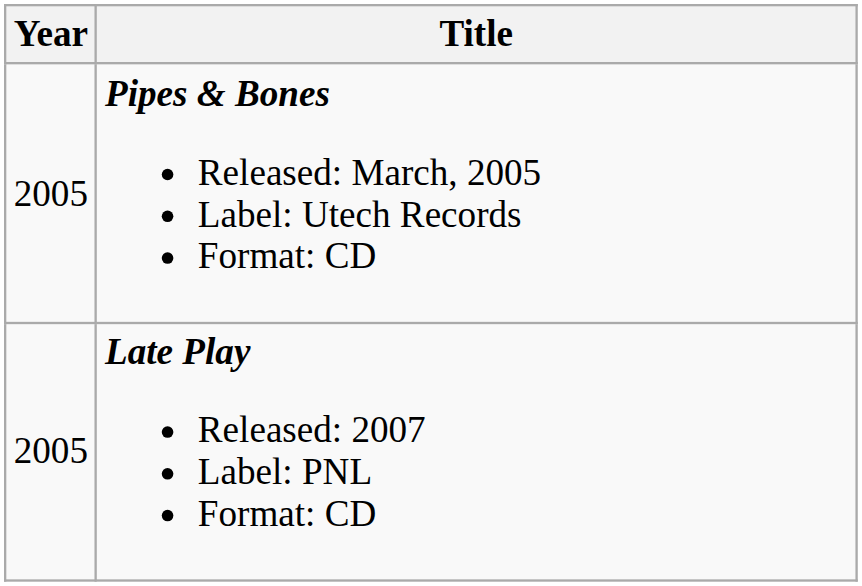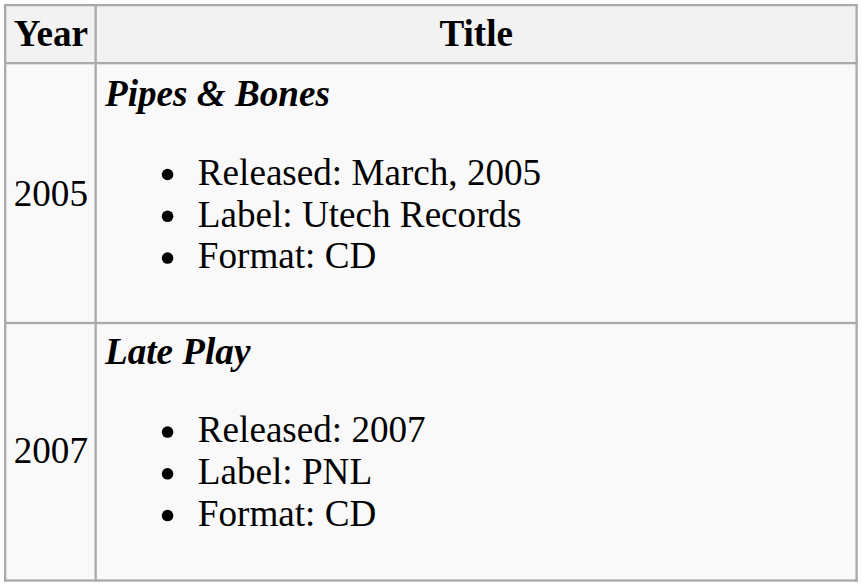(51, 450) 2005 -> (51, 450) 2007
